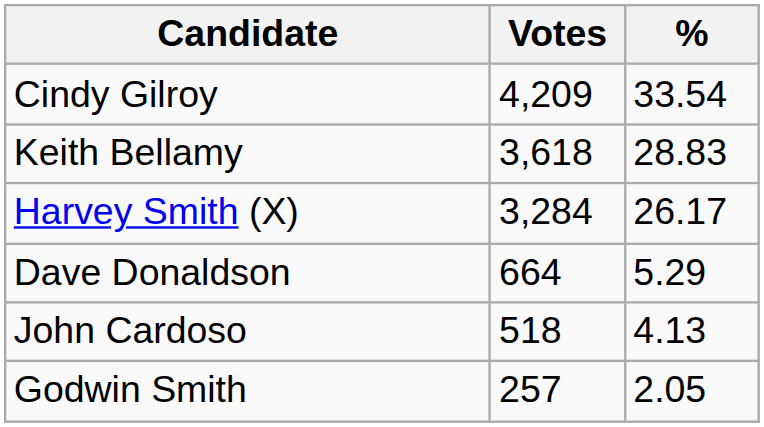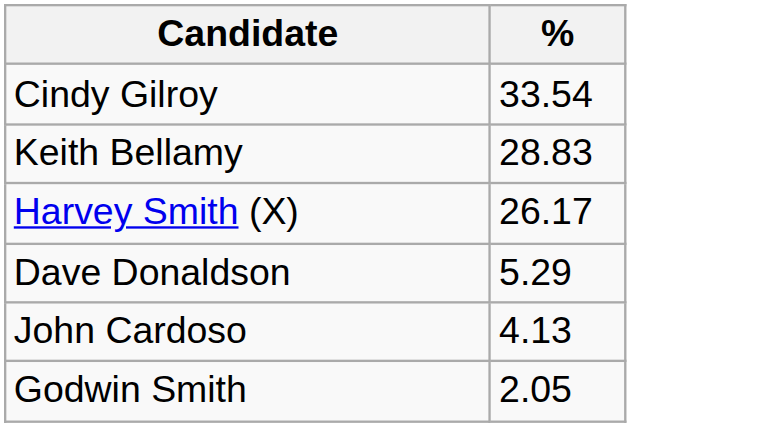- column: (558, 34)
